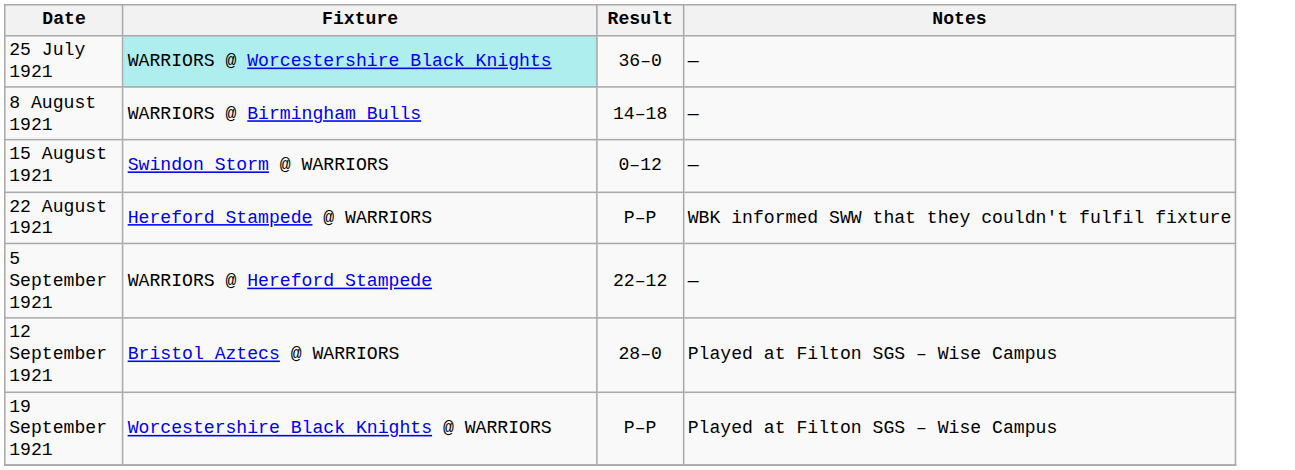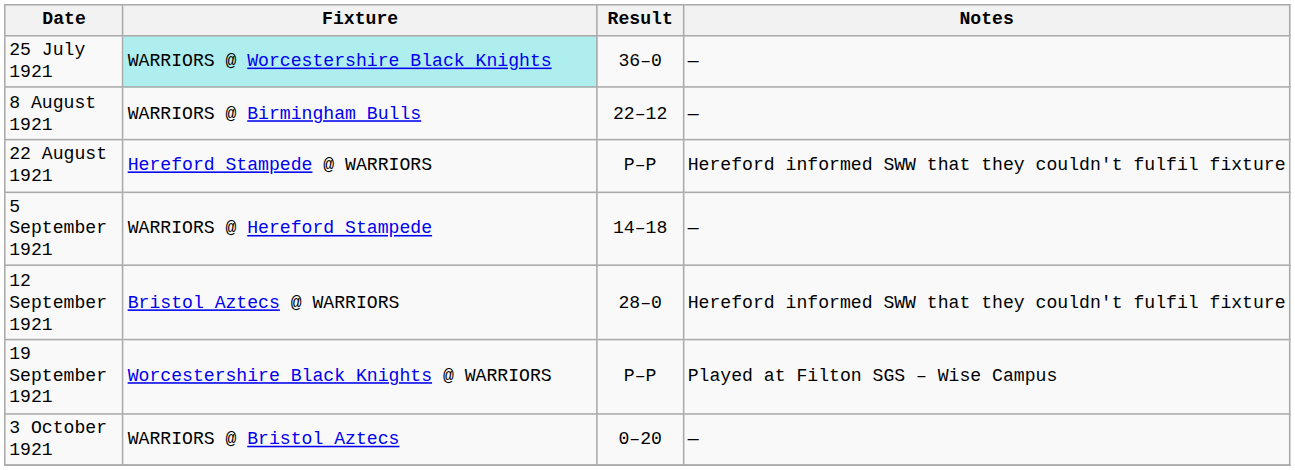(640, 113) 14–18 -> (640, 113) 22–12
- row: (58, 165)
(959, 218) WBK informed SWW that they couldn't fulfil fixture -> (987, 165) Hereford informed SWW that they couldn't fulfil fixture
(640, 281) 22–12 -> (640, 228) 14–18
(873, 354) Played at Filton SGS – Wise Campus -> (987, 302) Hereford informed SWW that they couldn't fulfil fixture
+ row: (58, 439)
